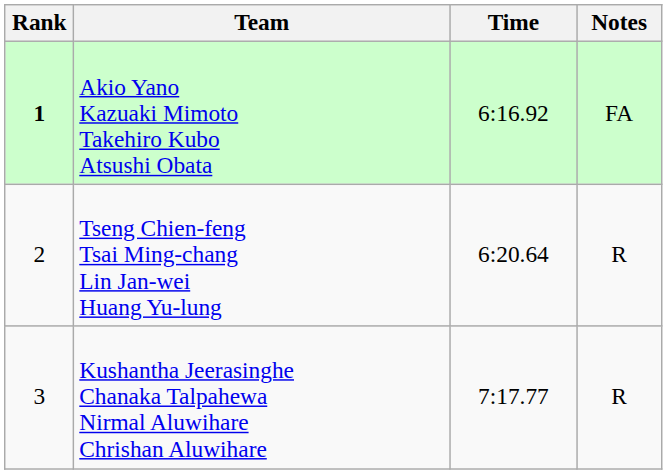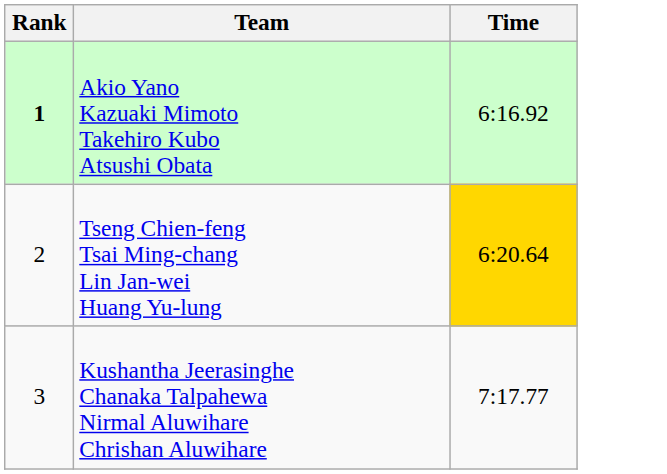- column: (619, 23)
(513, 254) no background -> (513, 254) gold background
